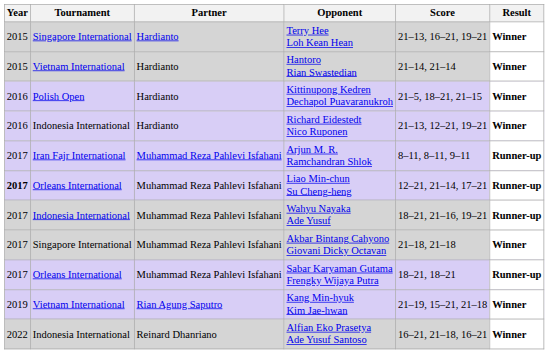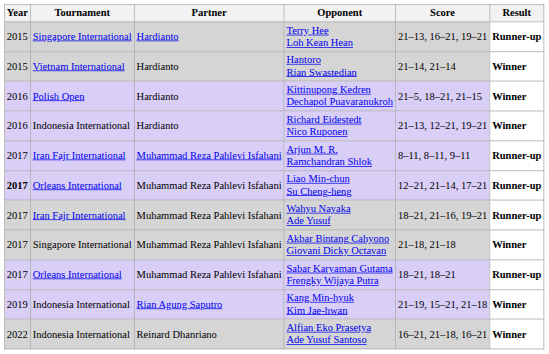(509, 37) Winner -> (517, 37) Runner-up
(81, 215) Indonesia International -> (79, 215) Iran Fajr International
(79, 304) Vietnam International -> (81, 304) Indonesia International
